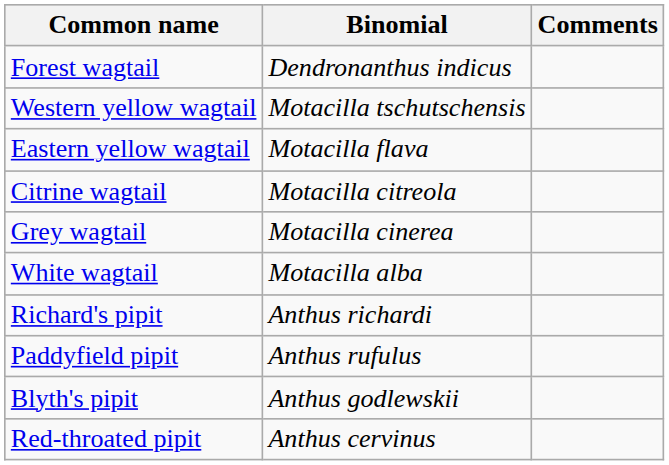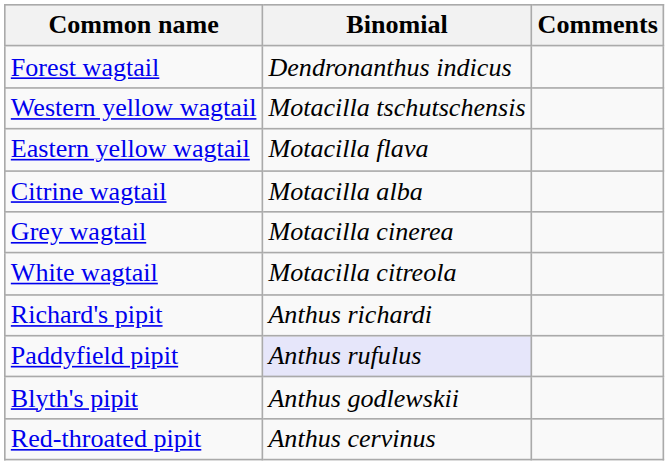(362, 190) Motacilla citreola -> (346, 190) Motacilla alba
(346, 273) Motacilla alba -> (362, 273) Motacilla citreola
(345, 356) no background -> (345, 356) lavender background
